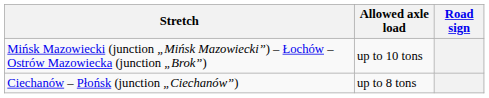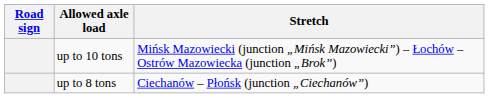columns swapped: (459, 21) <-> (179, 21)
